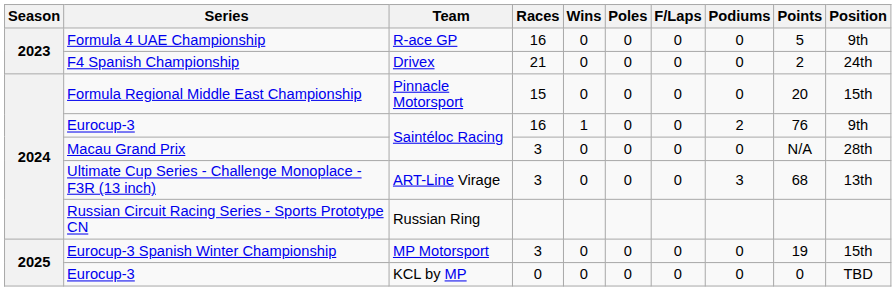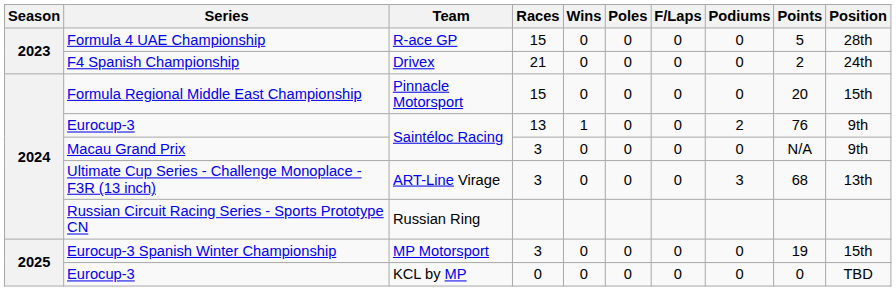(538, 40) 16 -> (538, 40) 15
(858, 40) 9th -> (858, 40) 28th
(538, 126) 16 -> (538, 126) 13
(858, 149) 28th -> (858, 149) 9th
